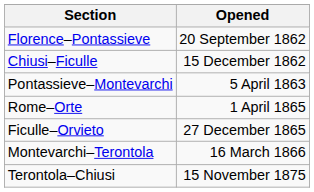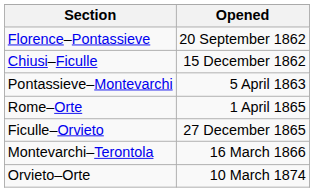+ row: (49, 175)
- row: (61, 175)
